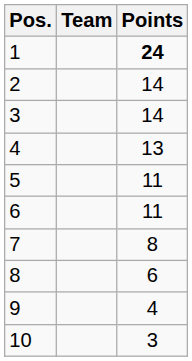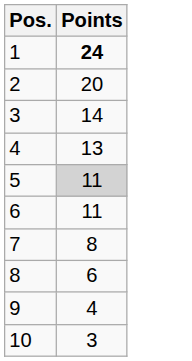- column: (87, 20)
(152, 84) 14 -> (92, 84) 20
(152, 180) no background -> (92, 180) lightgrey background
